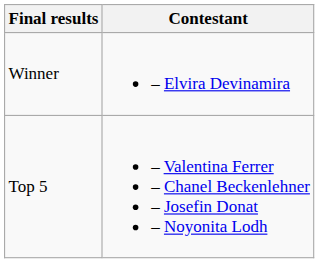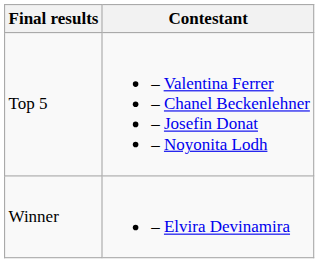rows swapped: (34, 73) <-> (28, 186)
